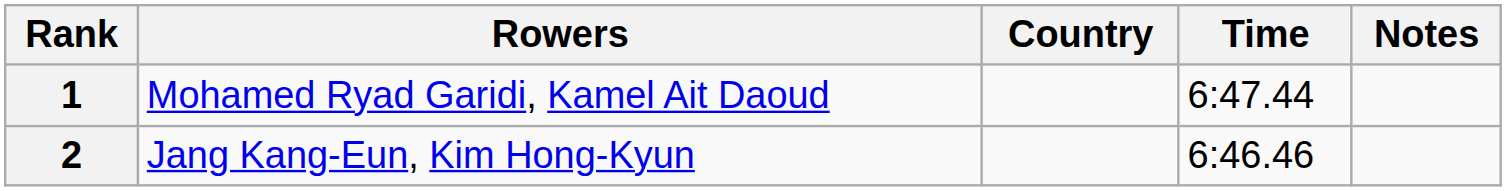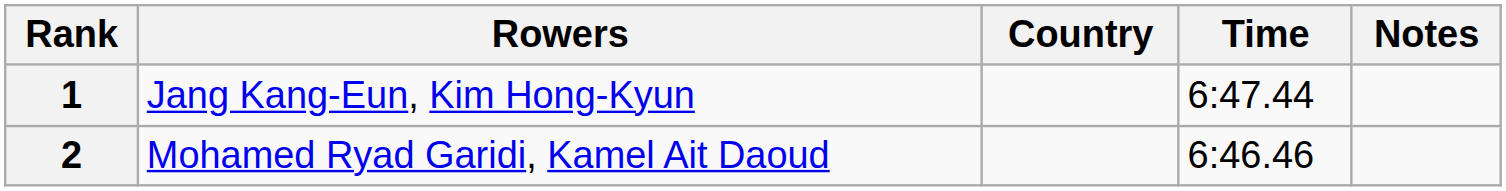(488, 94) Mohamed Ryad Garidi, Kamel Ait Daoud -> (421, 94) Jang Kang-Eun, Kim Hong-Kyun
(421, 154) Jang Kang-Eun, Kim Hong-Kyun -> (488, 154) Mohamed Ryad Garidi, Kamel Ait Daoud
